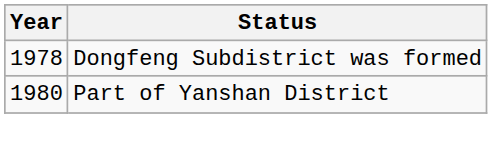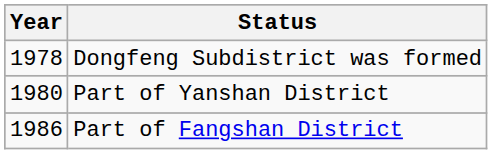+ row: (238, 130)
